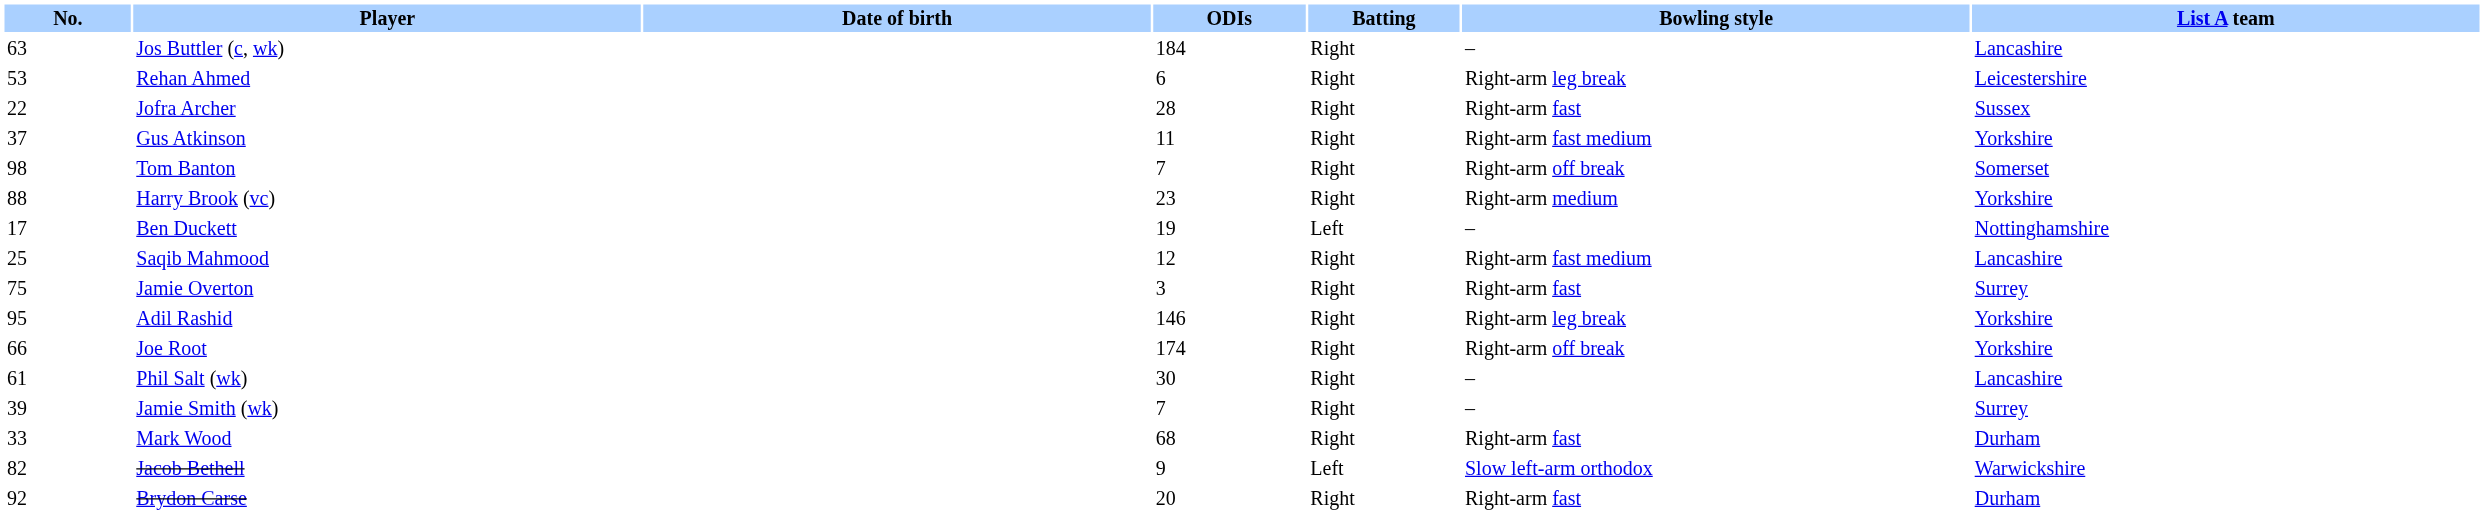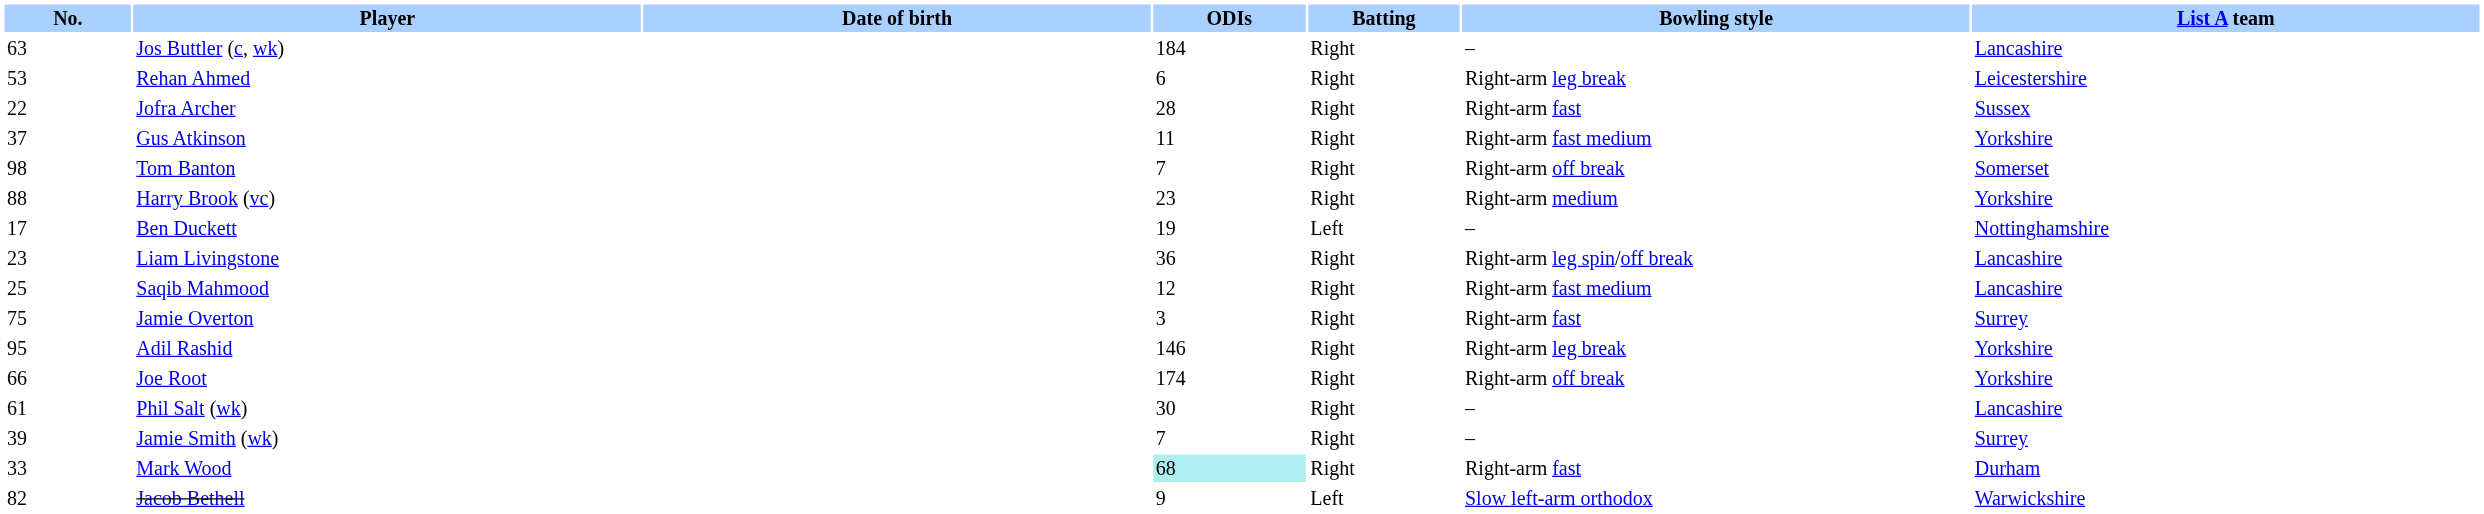+ row: (208, 258)
(1166, 438) no background -> (1166, 468) paleturquoise background
- row: (192, 498)
